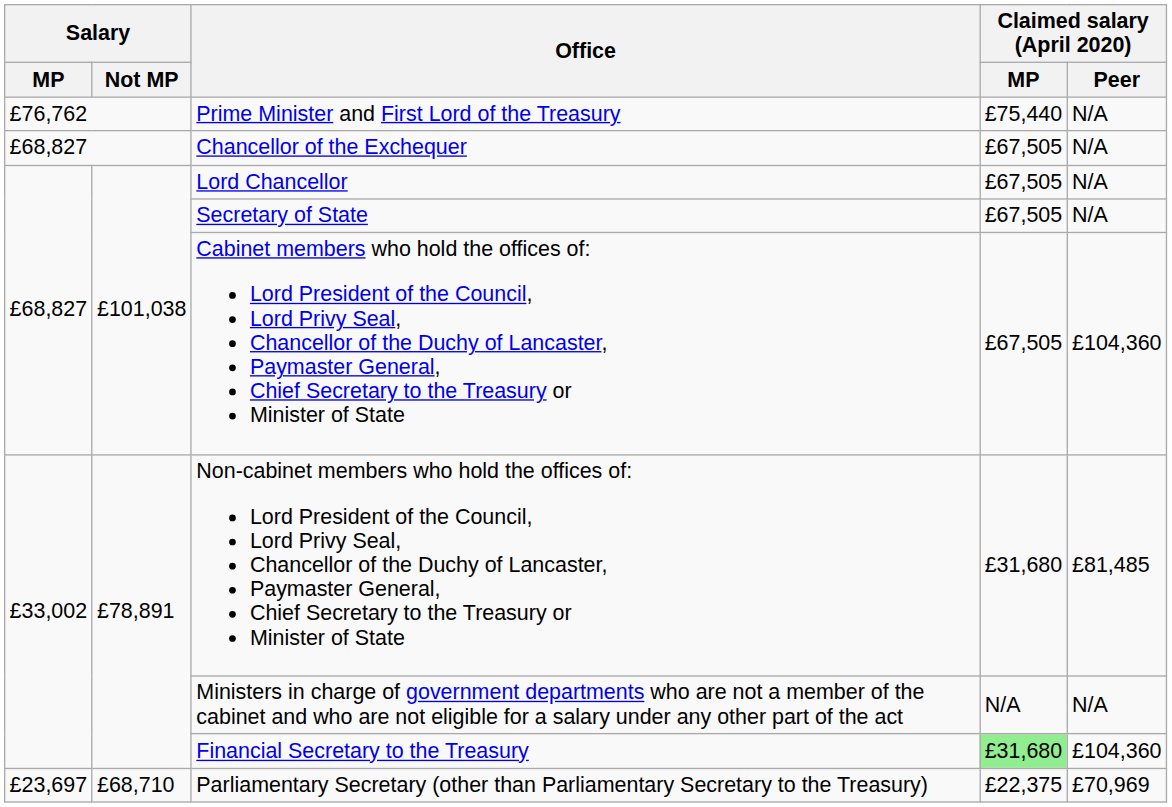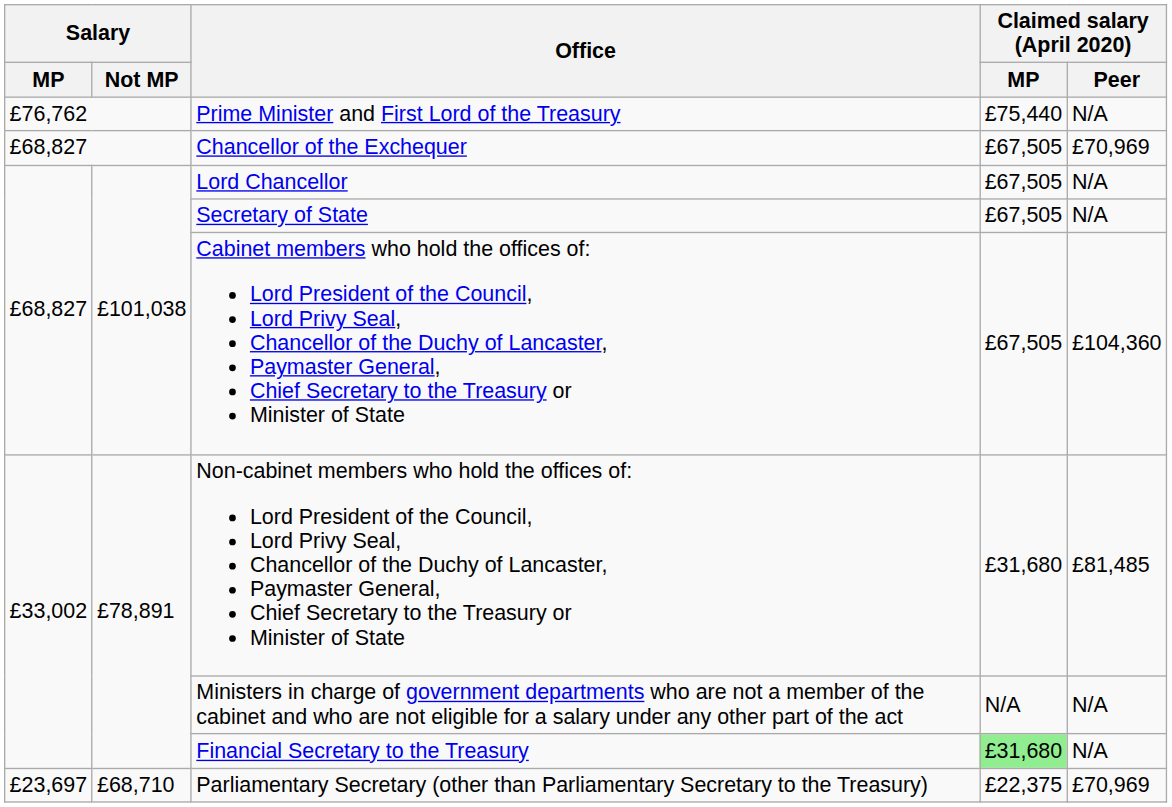(1090, 147) N/A -> (1111, 147) £70,969
(1117, 750) £104,360 -> (1090, 750) N/A
